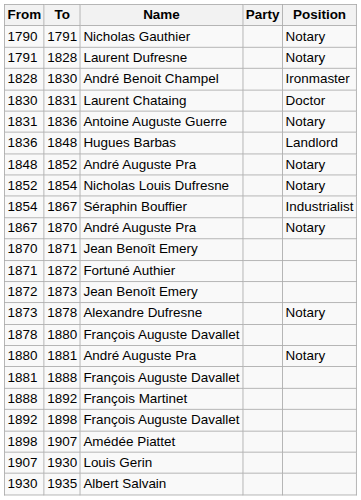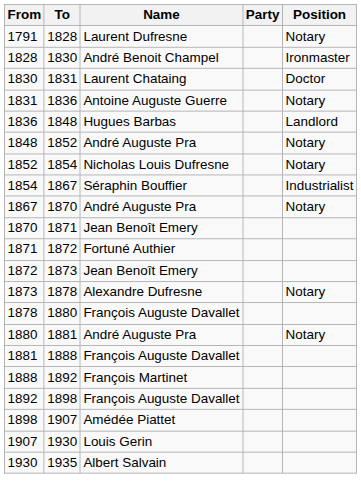- row: (22, 36)
